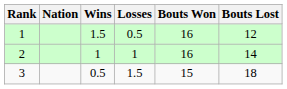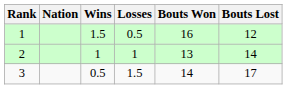(187, 53) 16 -> (187, 53) 13
(187, 73) 15 -> (187, 73) 14
(250, 73) 18 -> (250, 73) 17
